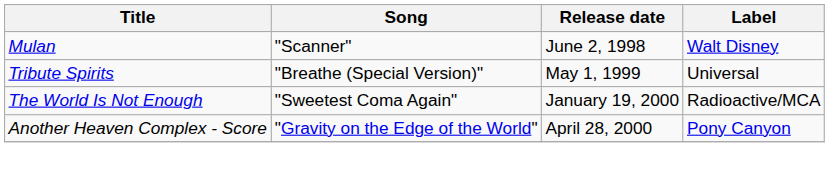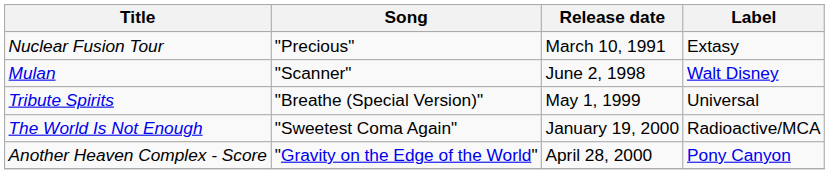+ row: (86, 45)
